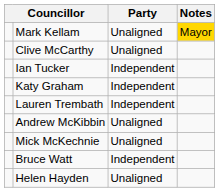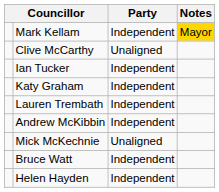(136, 31) Unaligned -> (143, 31) Independent
(136, 123) Unaligned -> (143, 123) Independent
(136, 178) Unaligned -> (143, 178) Independent
